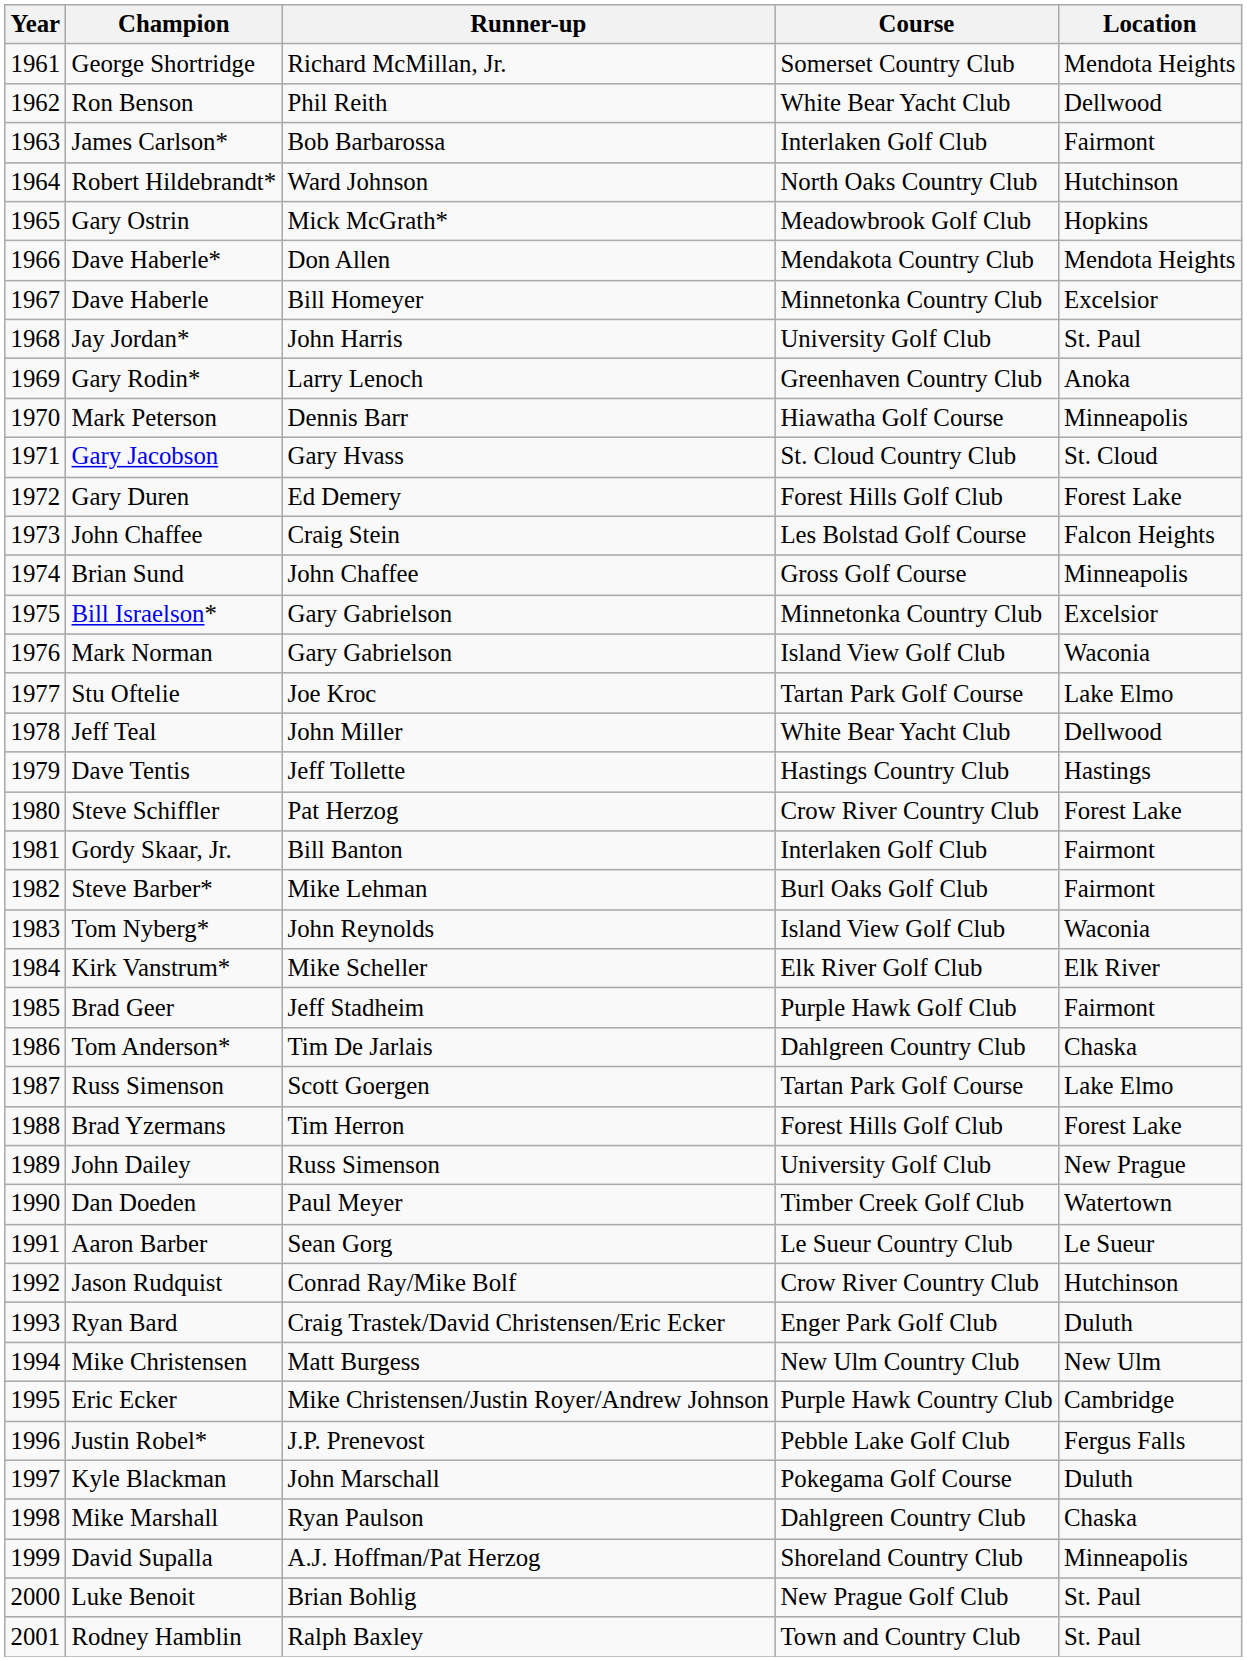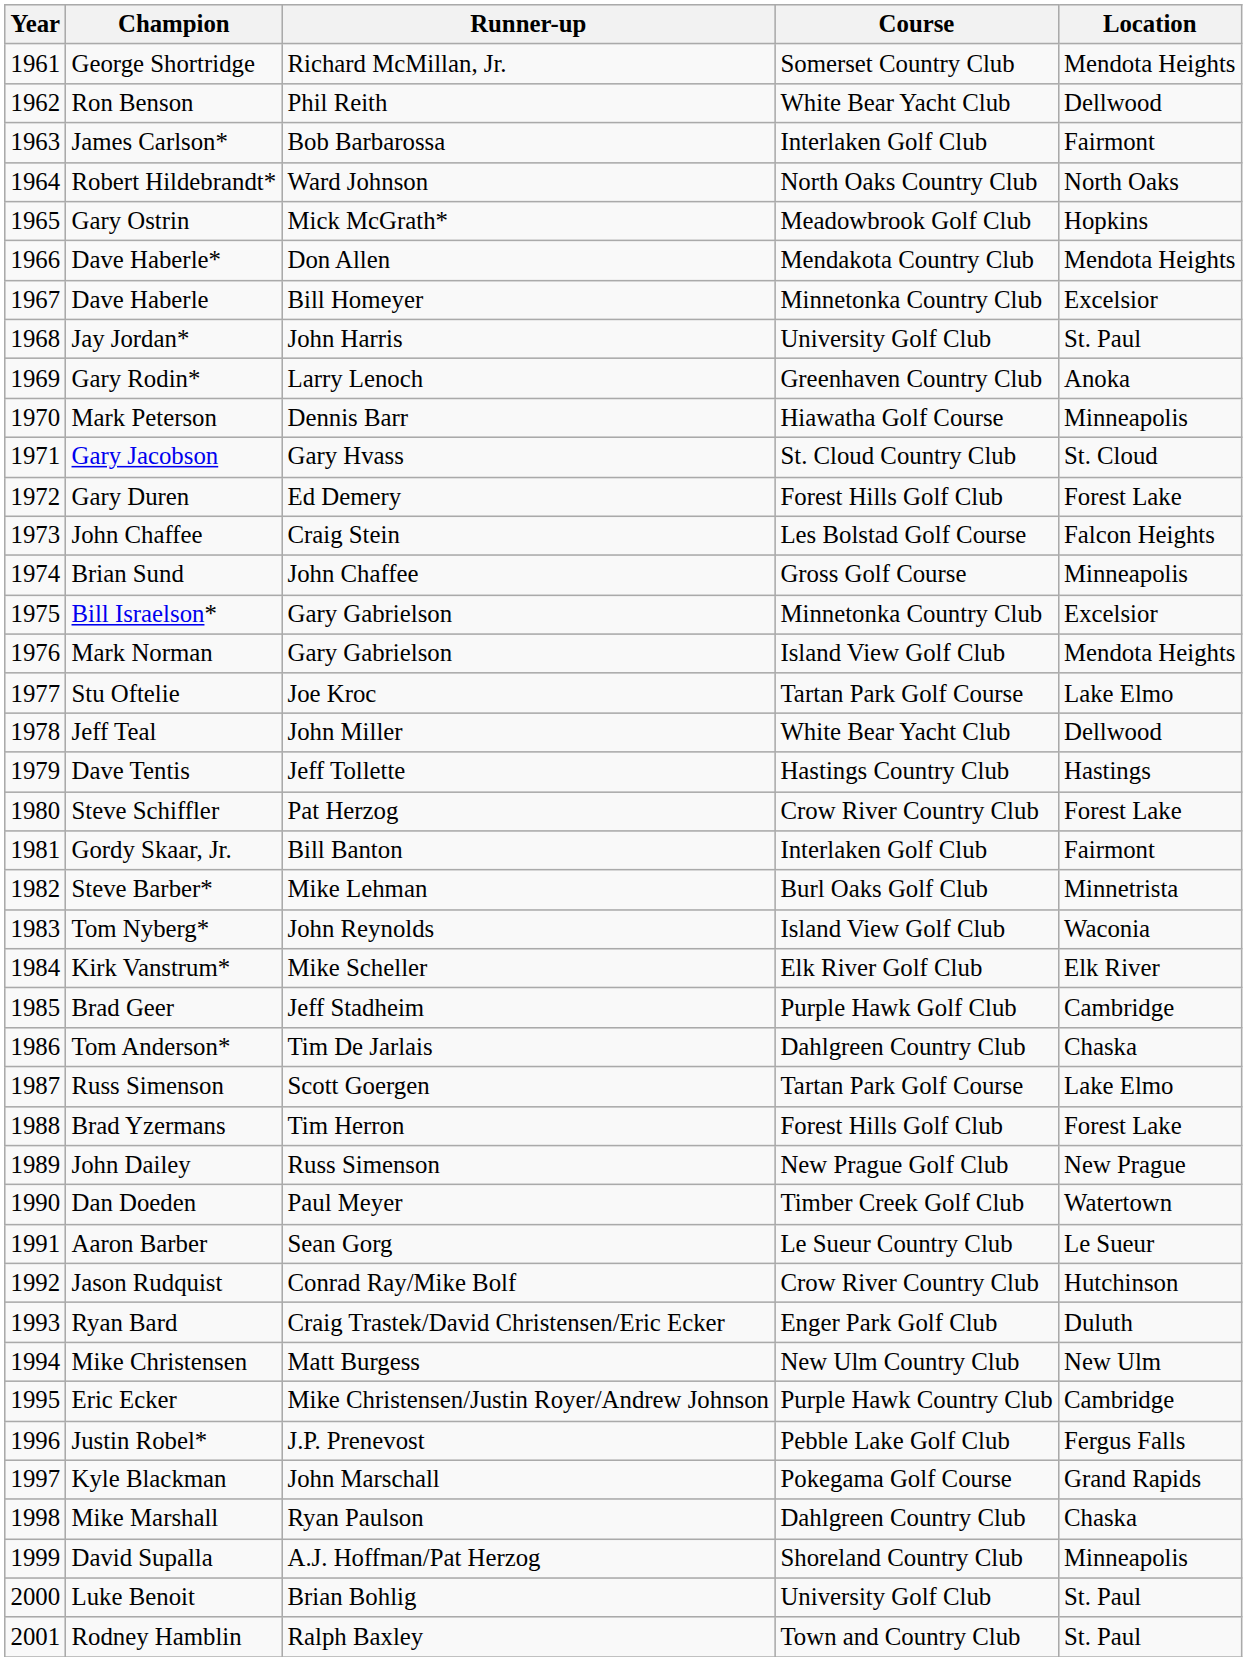(1121, 181) Hutchinson -> (1122, 181) North Oaks
(1107, 653) Waconia -> (1150, 653) Mendota Heights
(1109, 889) Fairmont -> (1121, 889) Minnetrista
(1109, 1007) Fairmont -> (1119, 1007) Cambridge
(886, 1164) University Golf Club -> (894, 1164) New Prague Golf Club
(1098, 1479) Duluth -> (1133, 1479) Grand Rapids
(894, 1597) New Prague Golf Club -> (886, 1597) University Golf Club
